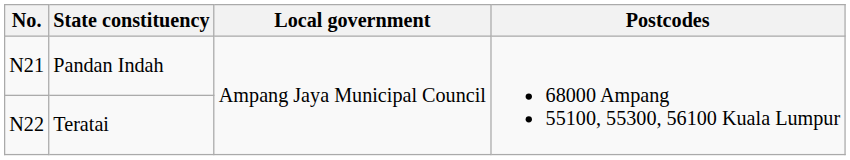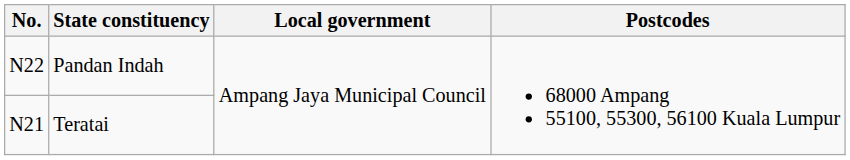(27, 65) N21 -> (27, 65) N22
(27, 124) N22 -> (27, 124) N21
